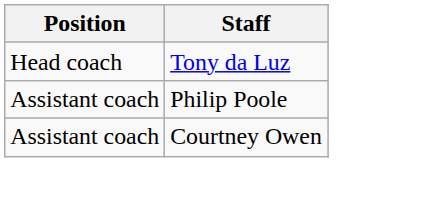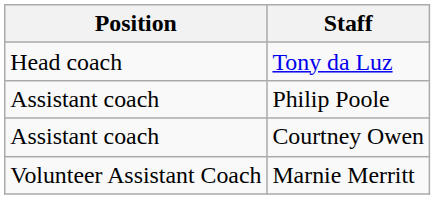+ row: (344, 174)
